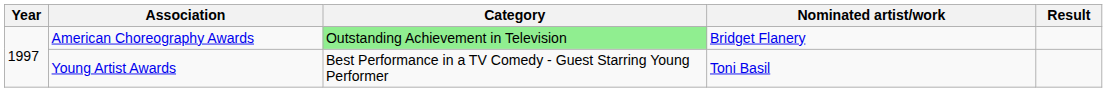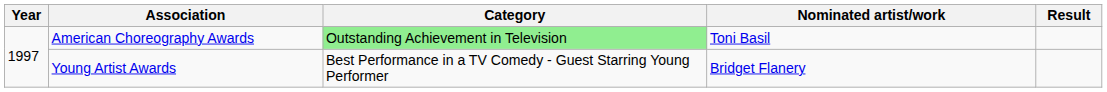(758, 37) Bridget Flanery -> (740, 37) Toni Basil
(740, 68) Toni Basil -> (758, 68) Bridget Flanery
